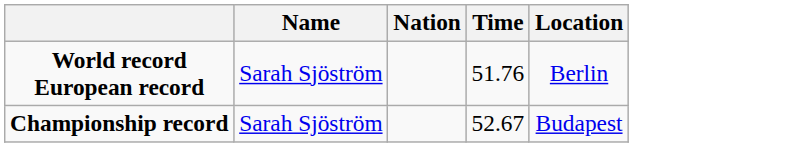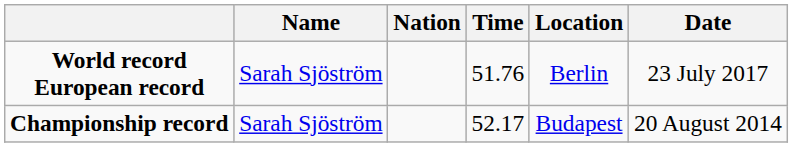+ column: (708, 23)
(498, 123) 52.67 -> (498, 123) 52.17
